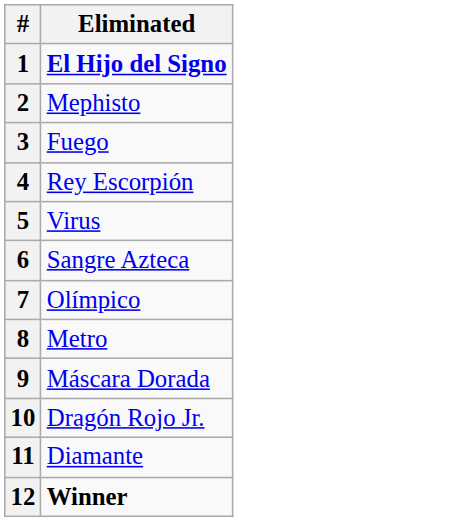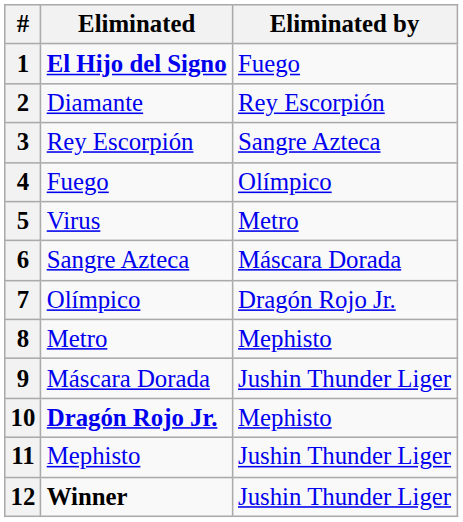+ column: (345, 24)
(94, 102) Mephisto -> (95, 102) Diamante
(78, 142) Fuego -> (120, 142) Rey Escorpión
(120, 181) Rey Escorpión -> (78, 181) Fuego
(126, 417) normal -> (132, 417) bold
(95, 456) Diamante -> (94, 456) Mephisto
